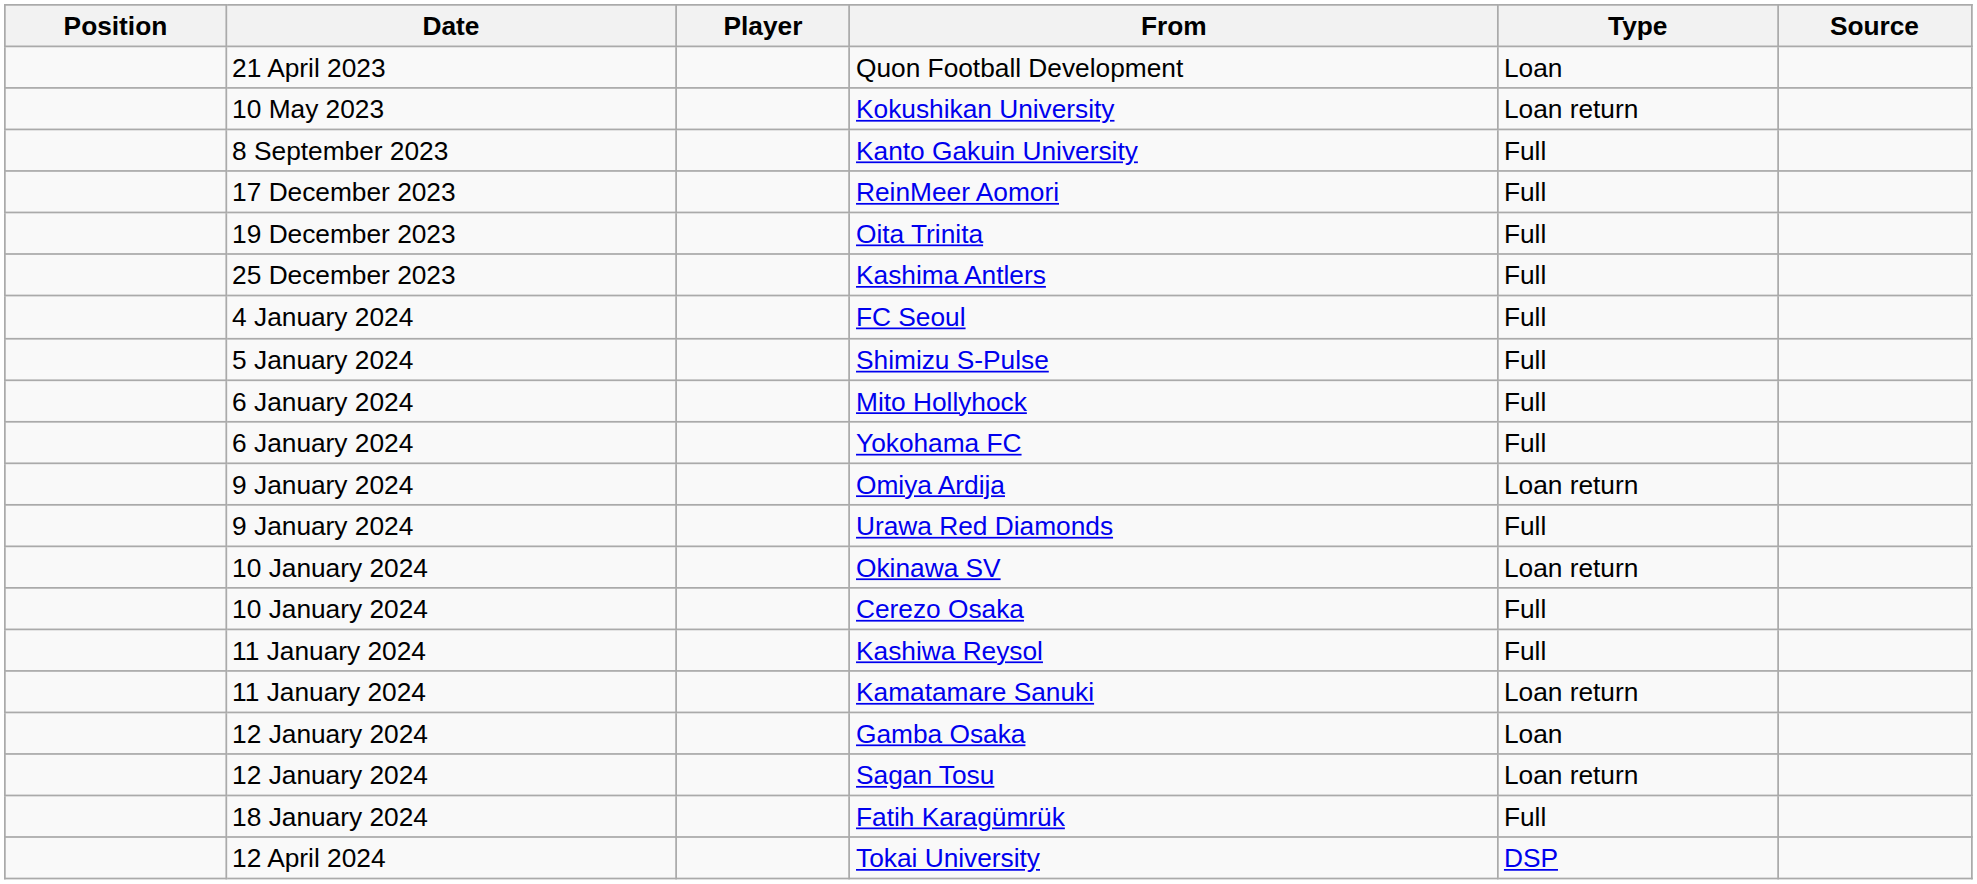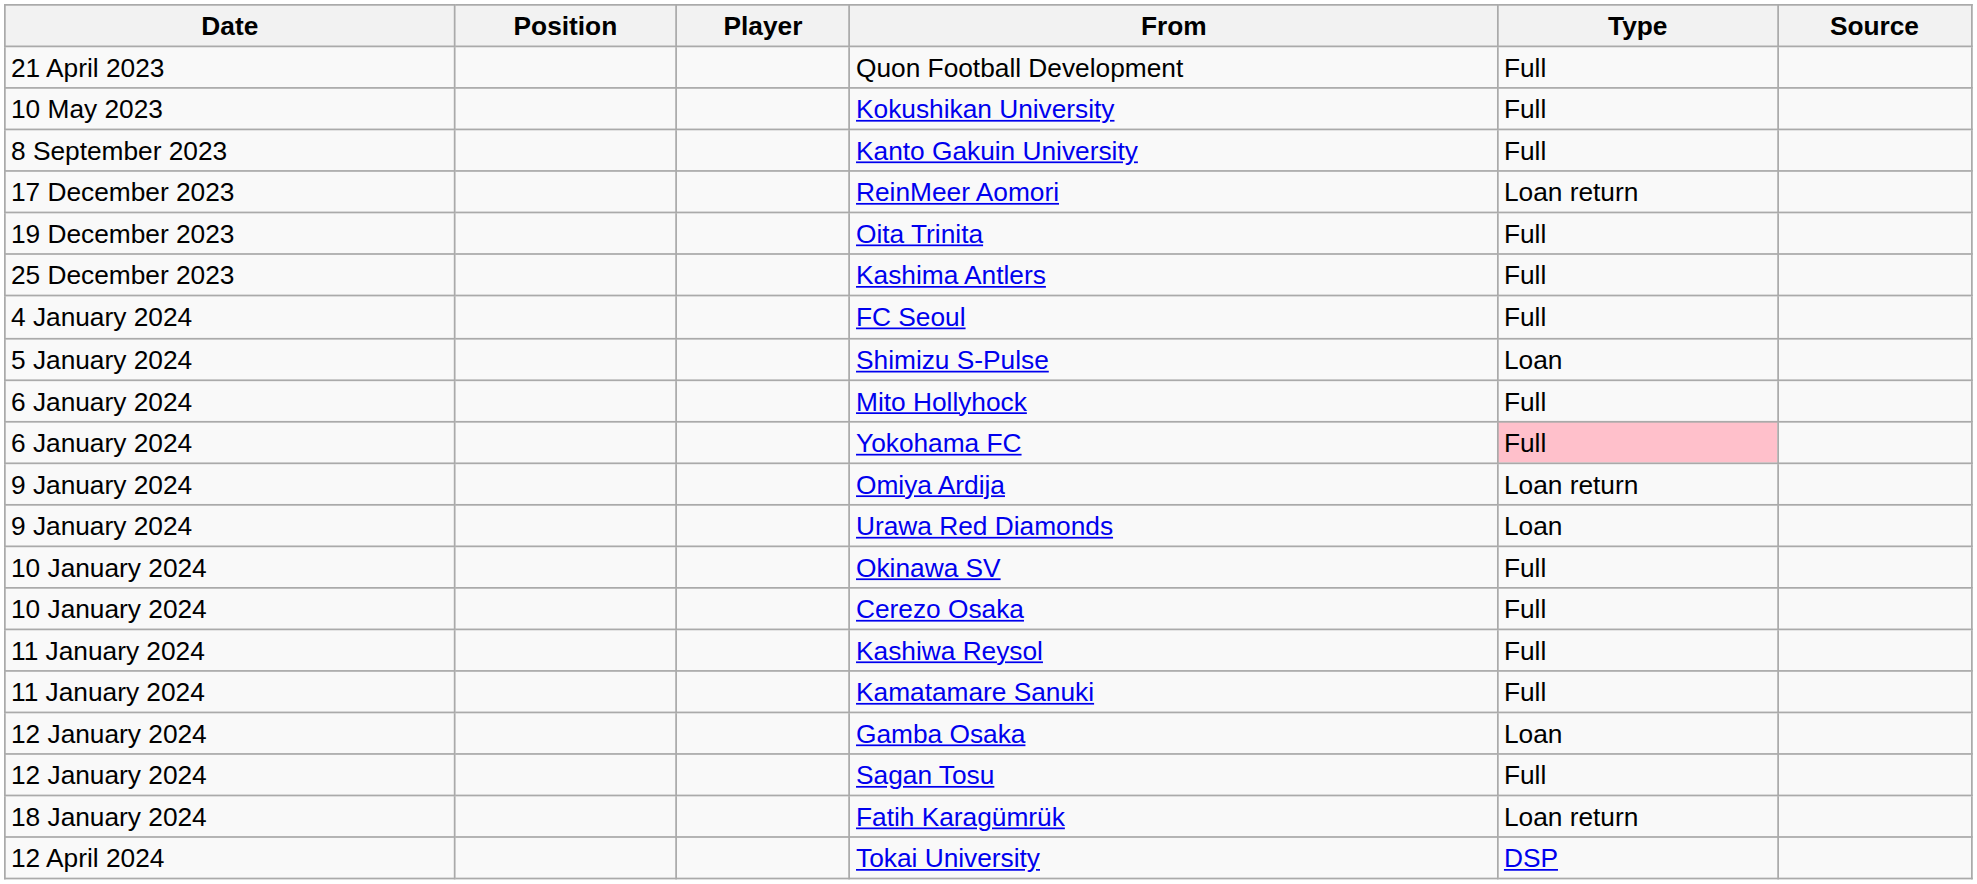columns swapped: (451, 26) <-> (115, 26)
(1533, 67) Loan -> (1525, 67) Full
(1571, 109) Loan return -> (1525, 109) Full
(1525, 192) Full -> (1571, 192) Loan return
(1525, 359) Full -> (1533, 359) Loan
(1525, 442) no background -> (1525, 442) pink background
(1525, 525) Full -> (1533, 525) Loan
(1571, 567) Loan return -> (1525, 567) Full
(1571, 692) Loan return -> (1525, 692) Full
(1571, 775) Loan return -> (1525, 775) Full
(1525, 817) Full -> (1571, 817) Loan return
